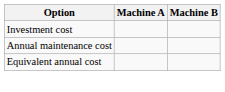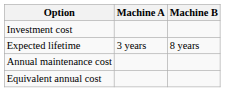+ row: (44, 45)
